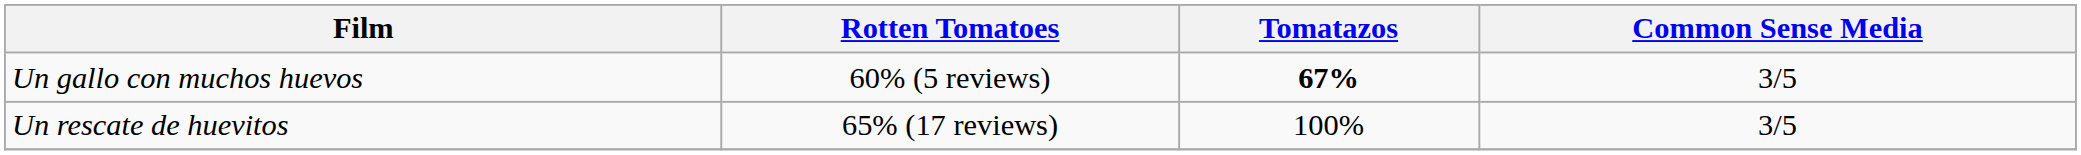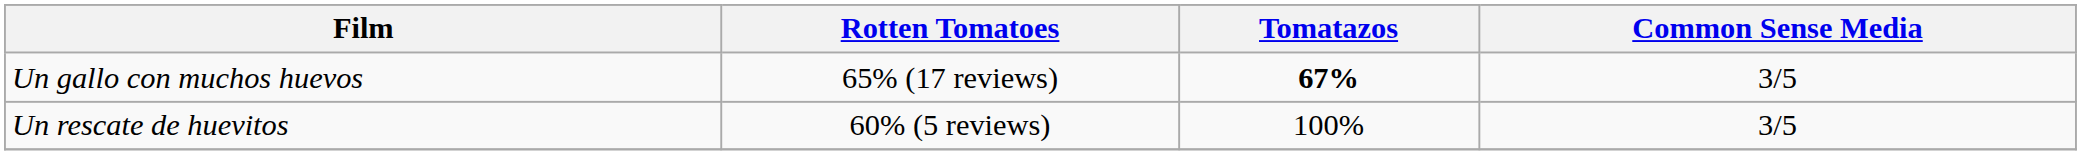(950, 76) 60% (5 reviews) -> (950, 76) 65% (17 reviews)
(950, 125) 65% (17 reviews) -> (950, 125) 60% (5 reviews)
